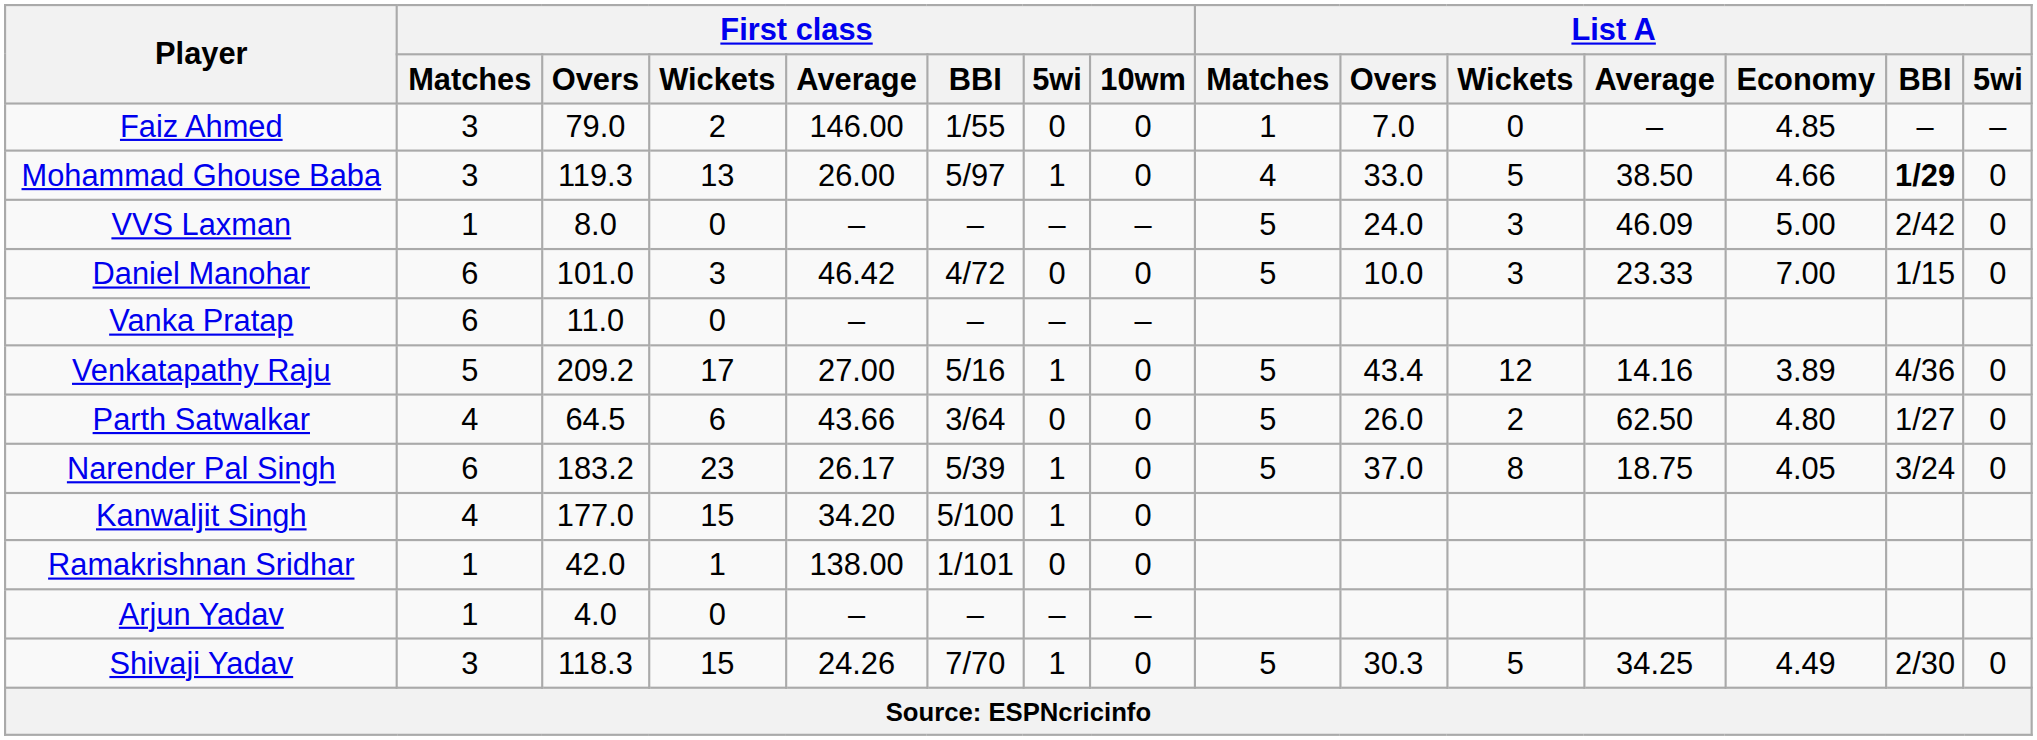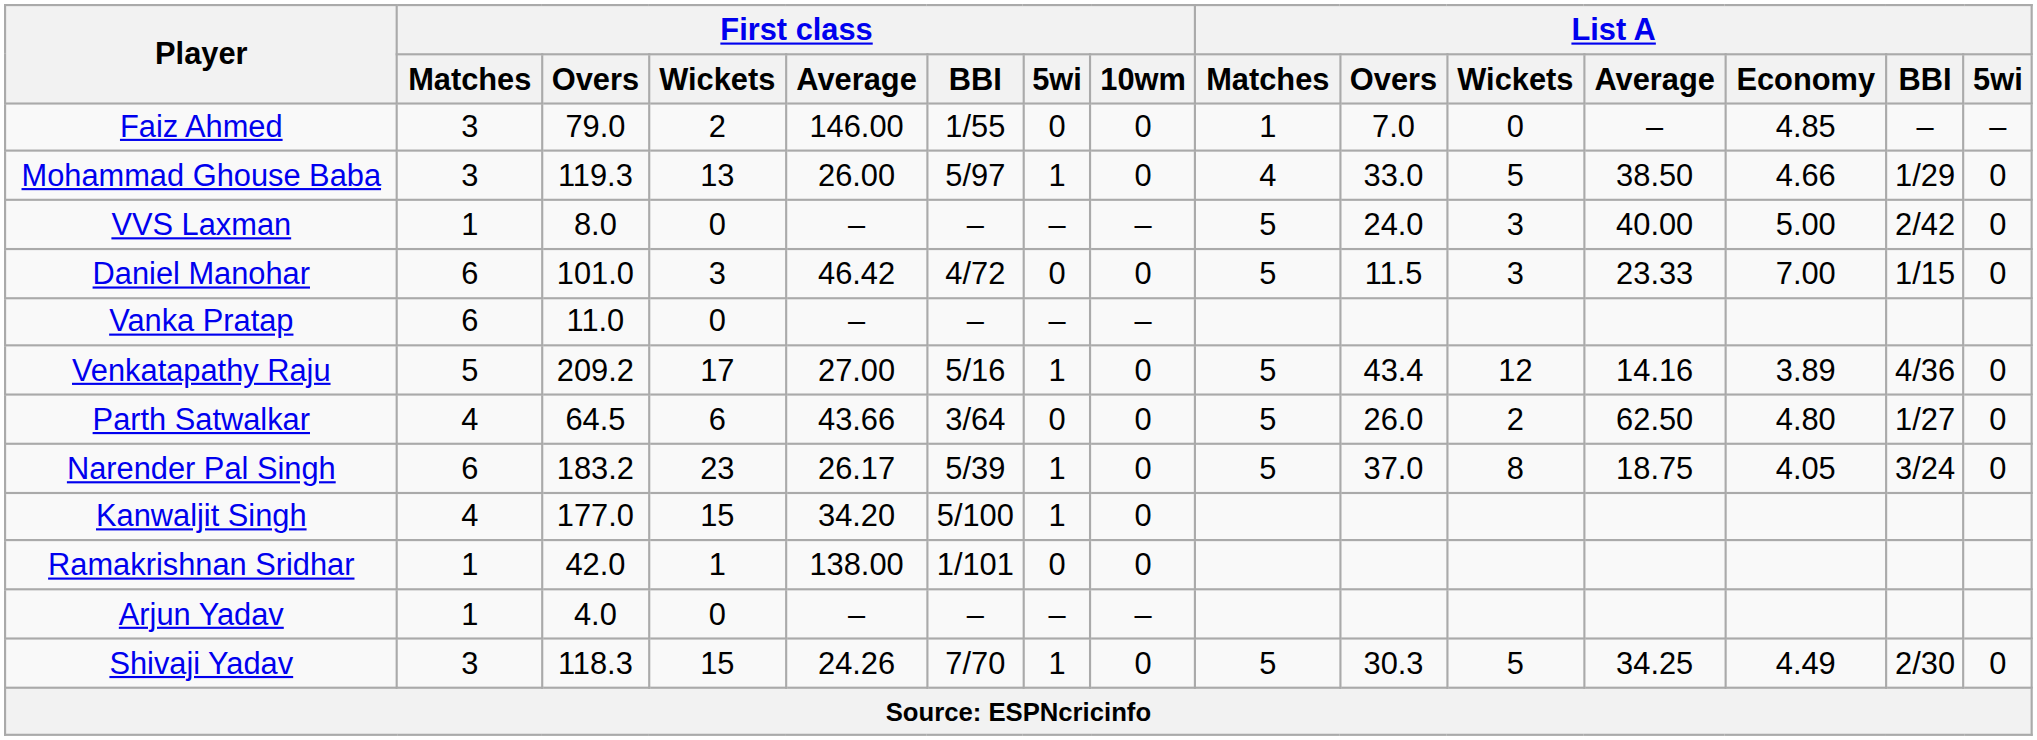(1925, 176) bold -> (1925, 176) normal
(1655, 225) 46.09 -> (1655, 225) 40.00
(1393, 273) 10.0 -> (1393, 273) 11.5
